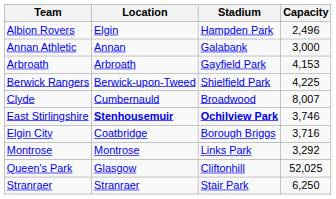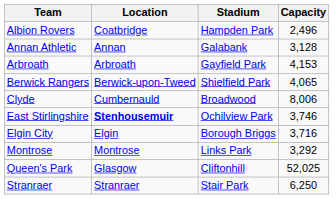(106, 30) Elgin -> (121, 30) Coatbridge
(306, 47) 3,000 -> (303, 47) 3,128
(306, 82) 4,225 -> (303, 82) 4,065
(306, 99) 8,007 -> (303, 99) 8,006
(239, 116) bold -> (237, 116) normal
(121, 133) Coatbridge -> (106, 133) Elgin
